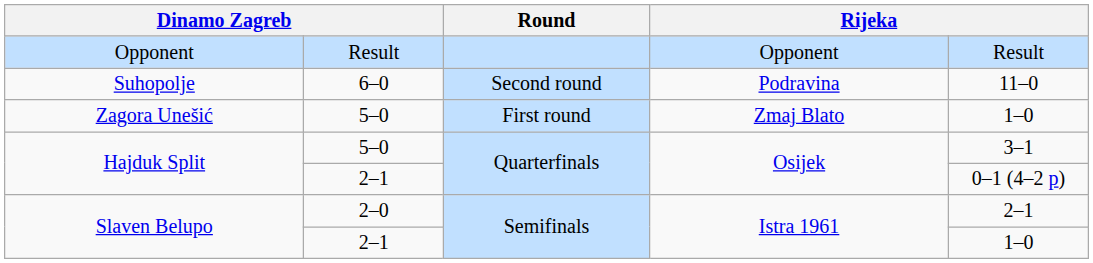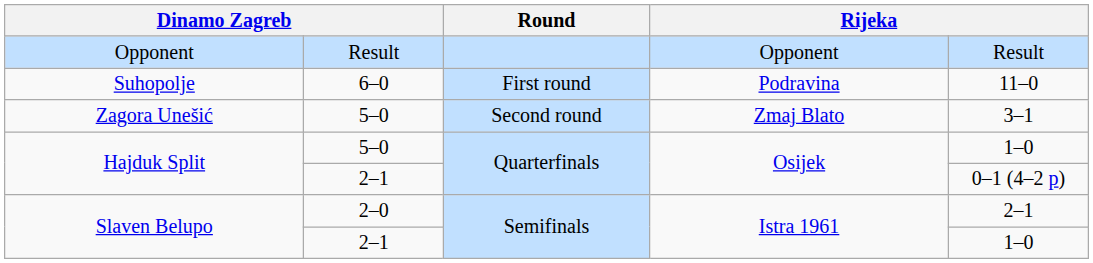(546, 83) Second round -> (546, 83) First round
(546, 115) First round -> (546, 115) Second round
(1019, 115) 1–0 -> (1019, 115) 3–1
(1019, 147) 3–1 -> (1019, 147) 1–0
